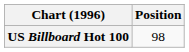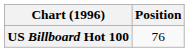(158, 36) 98 -> (158, 36) 76
